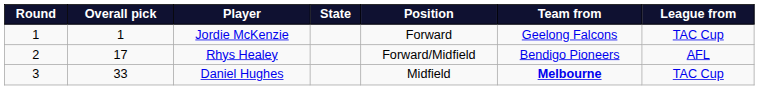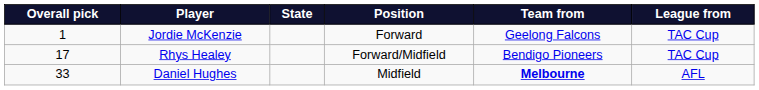- column: (36, 14)
(698, 54) AFL -> (693, 54) TAC Cup
(698, 74) TAC Cup -> (693, 74) AFL
